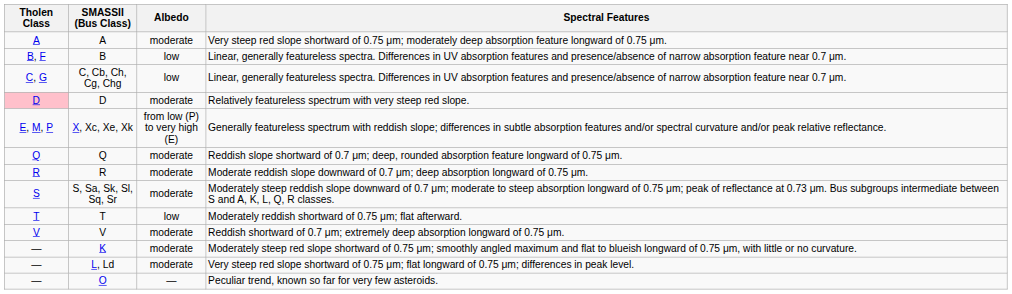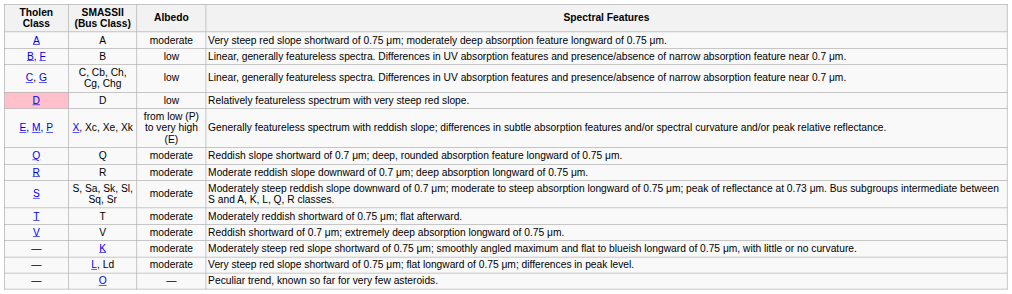(171, 100) moderate -> (171, 100) low
(171, 216) low -> (171, 216) moderate
